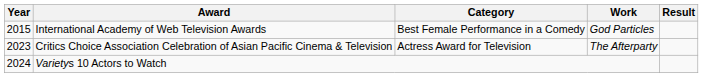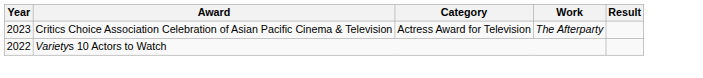- row: (151, 30)
(19, 64) 2024 -> (19, 47) 2022
